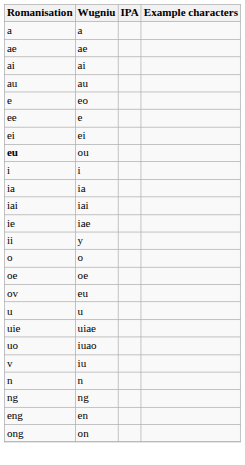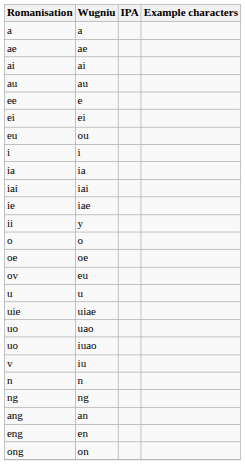- row: (83, 100)
(12, 153) bold -> (12, 135) normal
+ row: (86, 328)
+ row: (83, 415)
